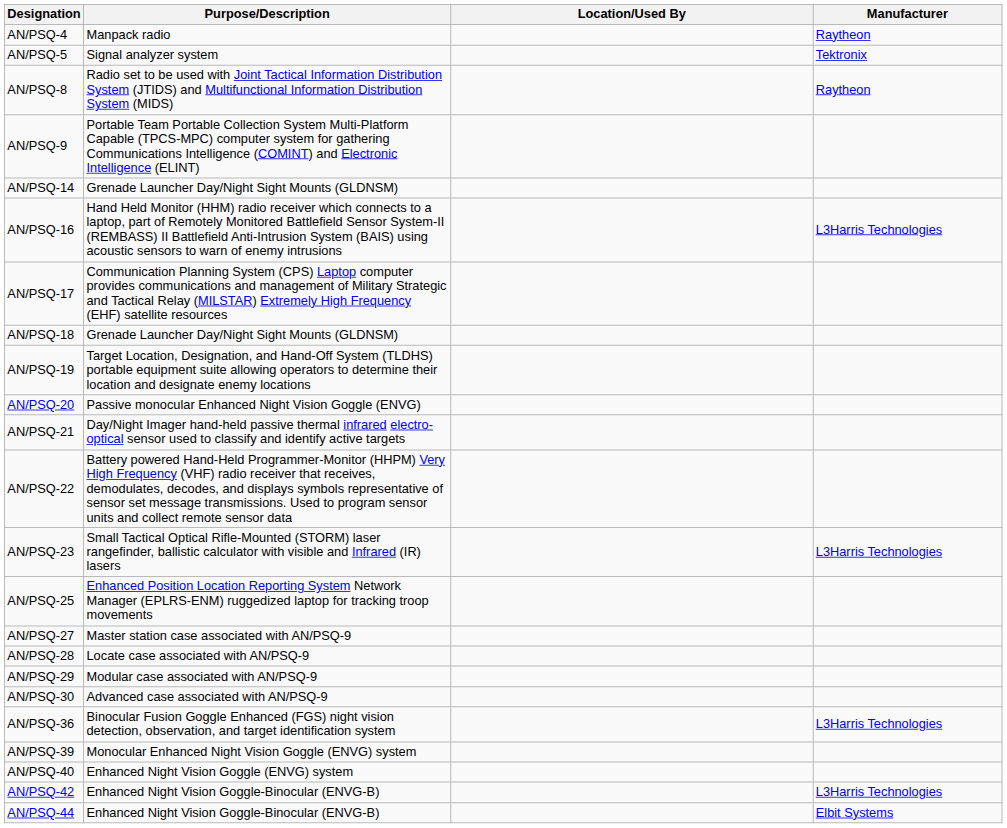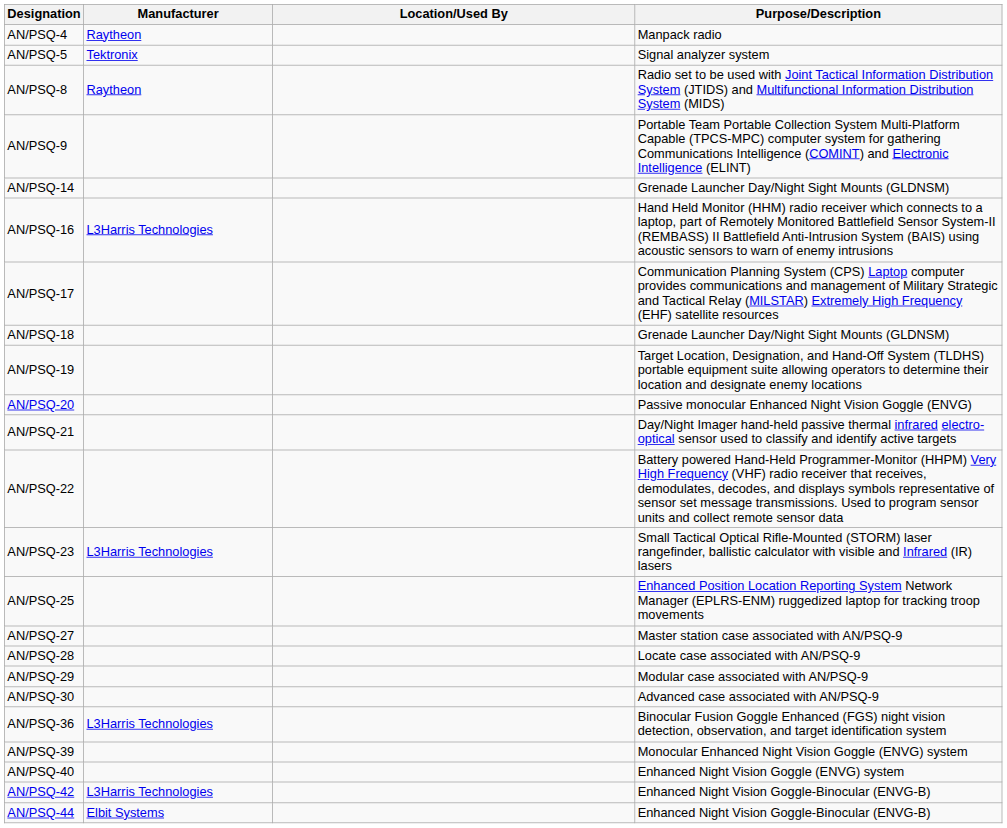columns swapped: (267, 14) <-> (907, 14)
